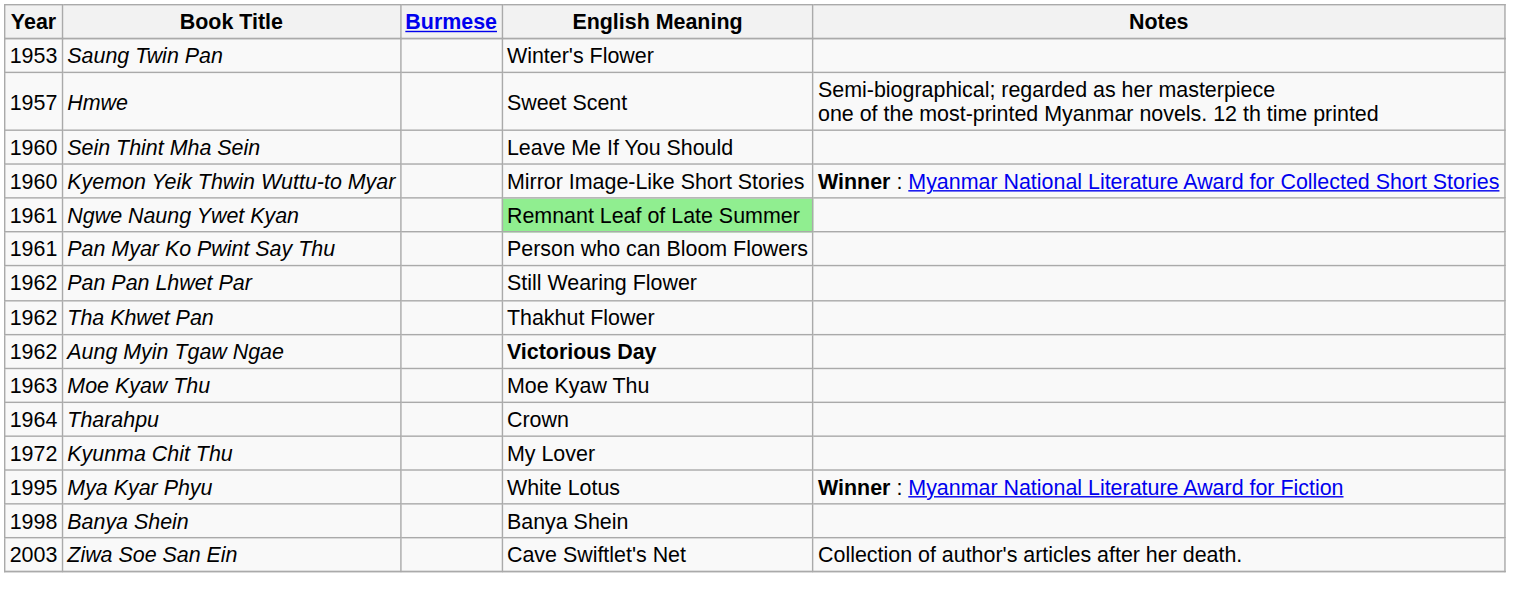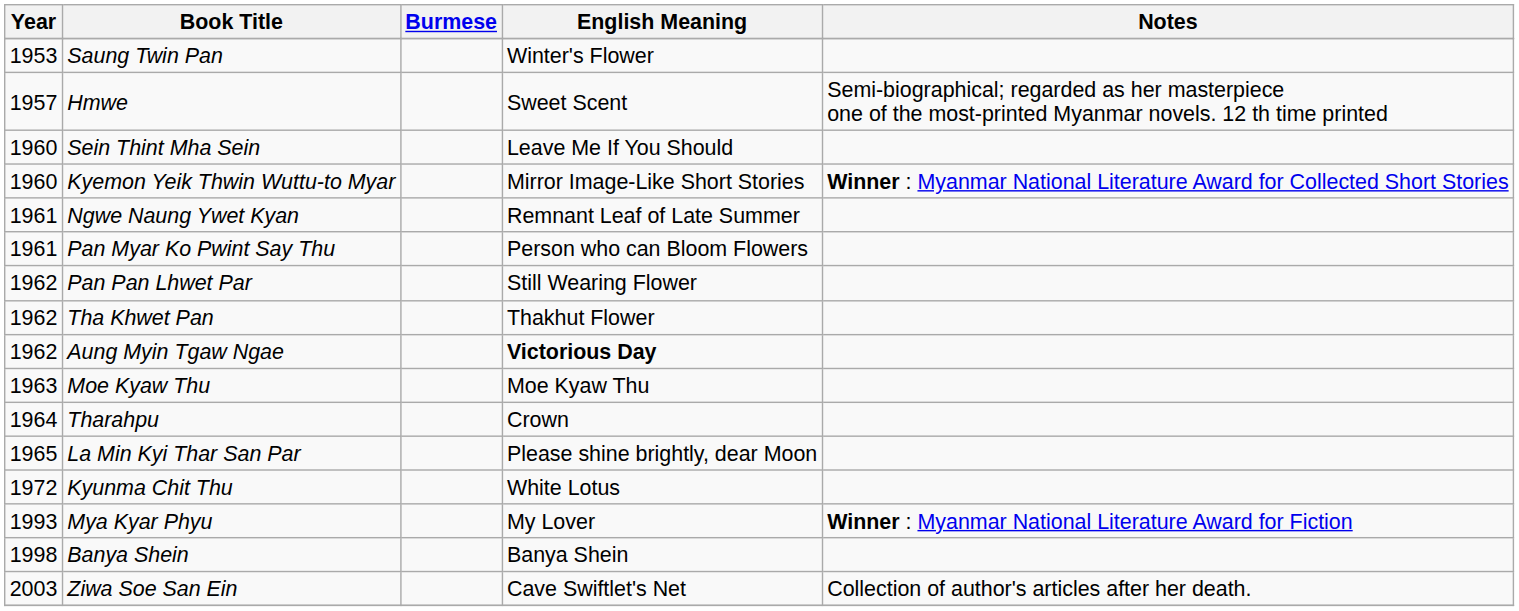(653, 215) lightgreen background -> (653, 215) no background
+ row: (184, 453)
(551, 453) My Lover -> (563, 487) White Lotus
(34, 487) 1995 -> (34, 521) 1993
(563, 487) White Lotus -> (551, 521) My Lover
